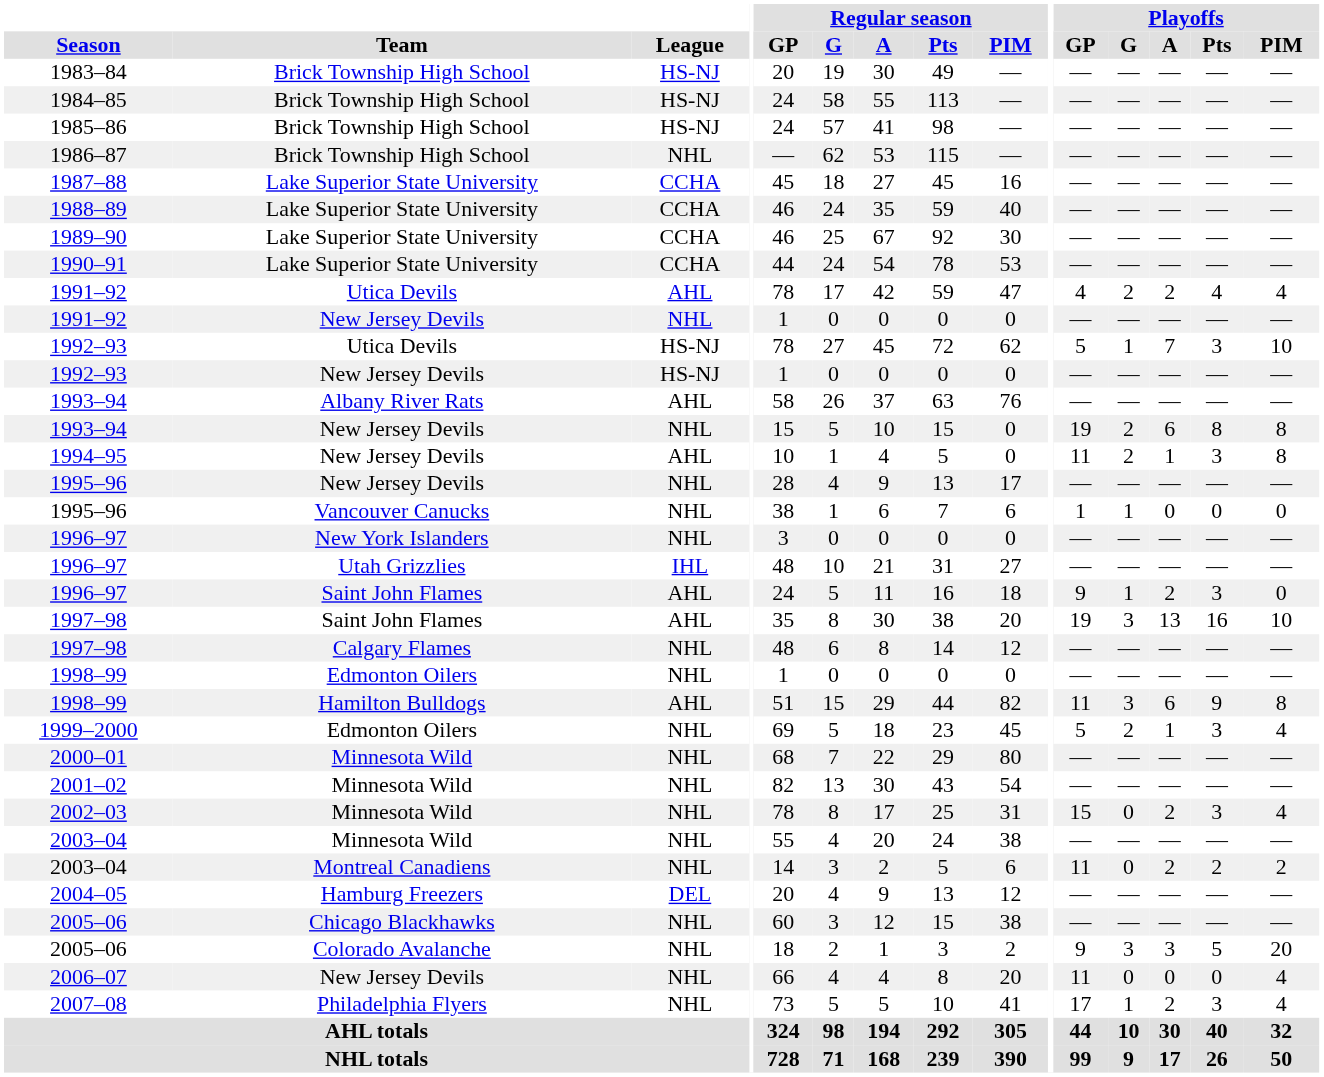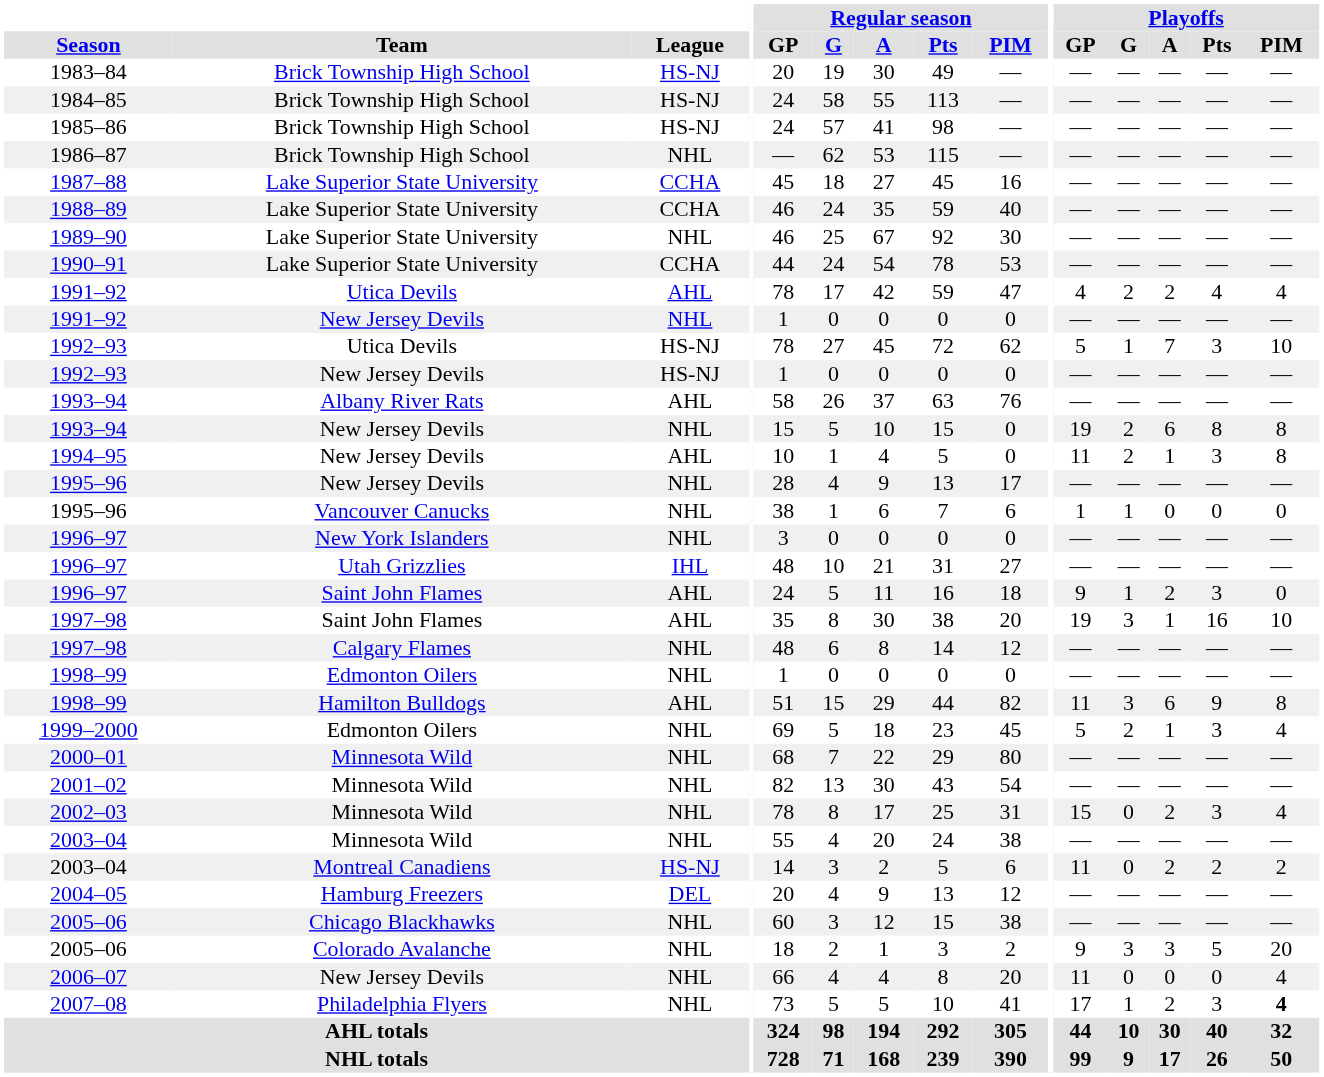(690, 236) CCHA -> (690, 236) NHL
(1170, 620) 13 -> (1170, 620) 1
(690, 866) NHL -> (690, 866) HS-NJ
(1281, 1003) normal -> (1281, 1003) bold
